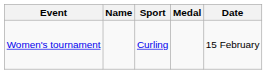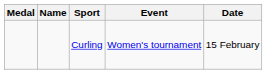columns swapped: (187, 13) <-> (54, 13)
